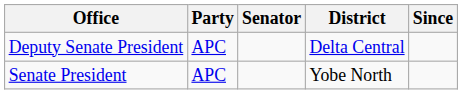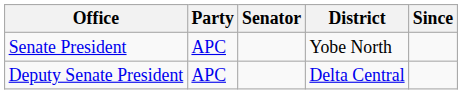rows swapped: (68, 74) <-> (96, 46)
